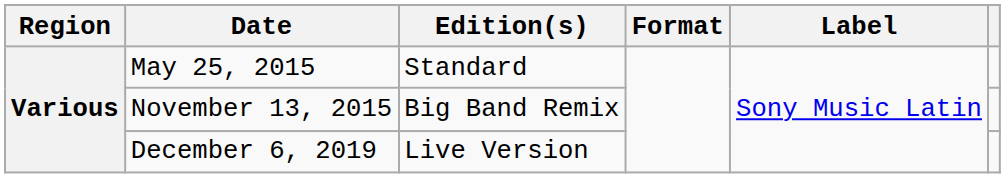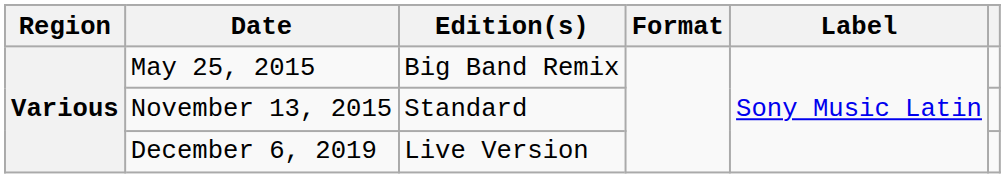(466, 68) Standard -> (512, 68) Big Band Remix
(512, 109) Big Band Remix -> (466, 109) Standard
